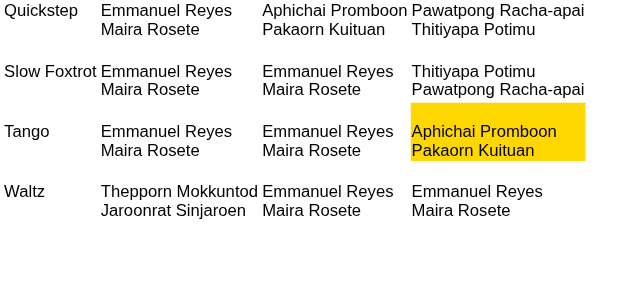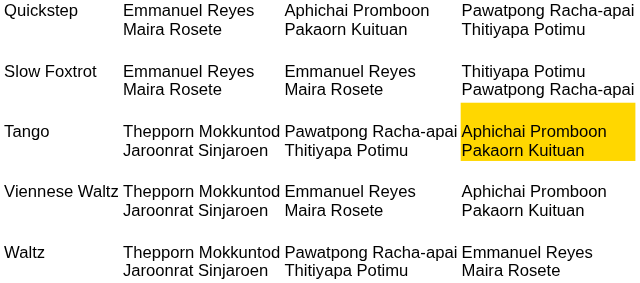(166, 141) Emmanuel Reyes Maira Rosete -> (202, 141) Thepporn Mokkuntod Jaroonrat Sinjaroen
(328, 141) Emmanuel Reyes Maira Rosete -> (371, 141) Pawatpong Racha-apai Thitiyapa Potimu
+ row: (61, 192)
(328, 201) Emmanuel Reyes Maira Rosete -> (371, 261) Pawatpong Racha-apai Thitiyapa Potimu
